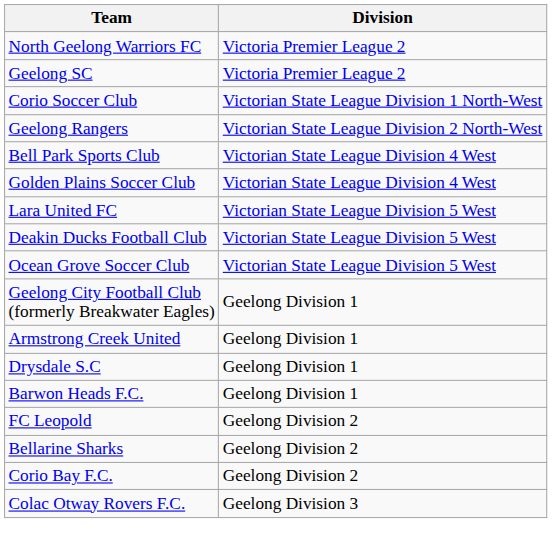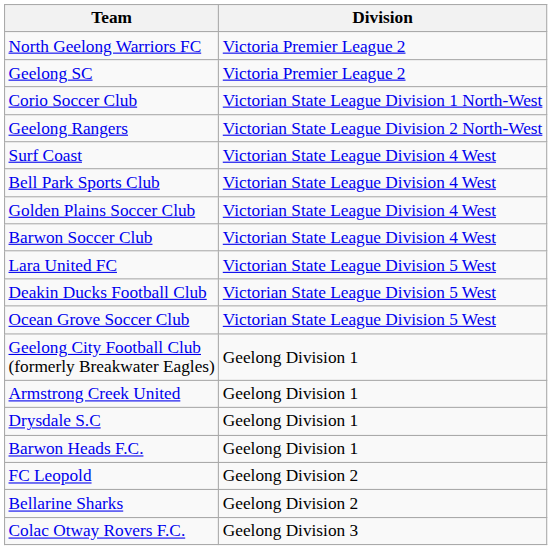+ row: (45, 155)
+ row: (81, 237)
- row: (61, 476)
